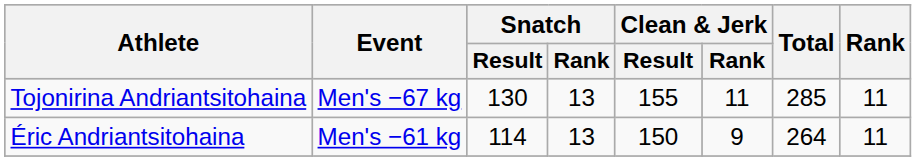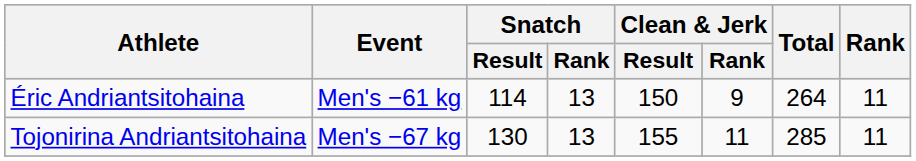rows swapped: (127, 137) <-> (158, 99)
